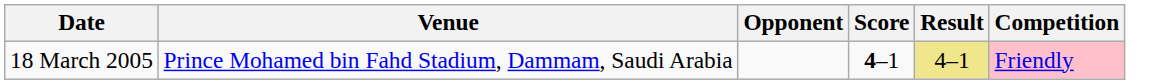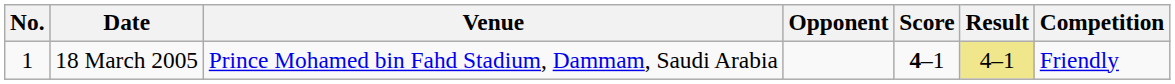+ column: (27, 23)
(1034, 60) pink background -> (1079, 60) no background
